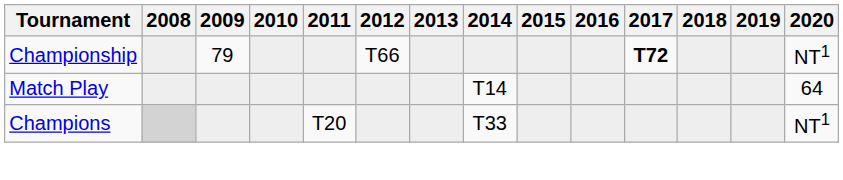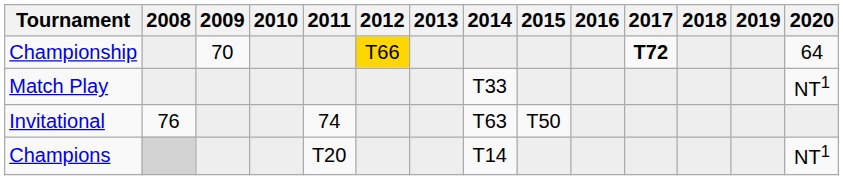(222, 54) 79 -> (222, 52) 70
(382, 54) no background -> (382, 52) gold background
(812, 54) NT1 -> (812, 52) 64
(490, 89) T14 -> (490, 86) T33
(812, 89) 64 -> (812, 86) NT1
+ row: (57, 120)
(490, 123) T33 -> (490, 155) T14
